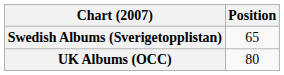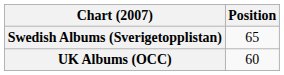(252, 59) 80 -> (252, 59) 60
